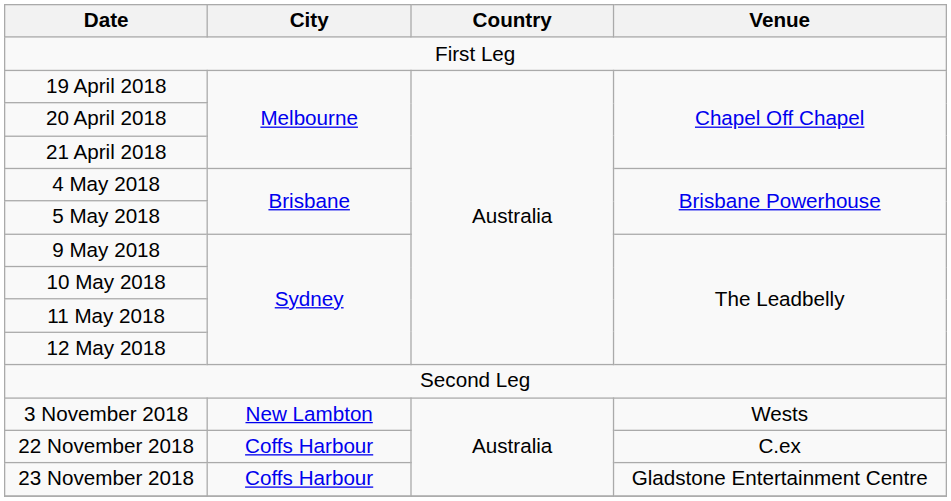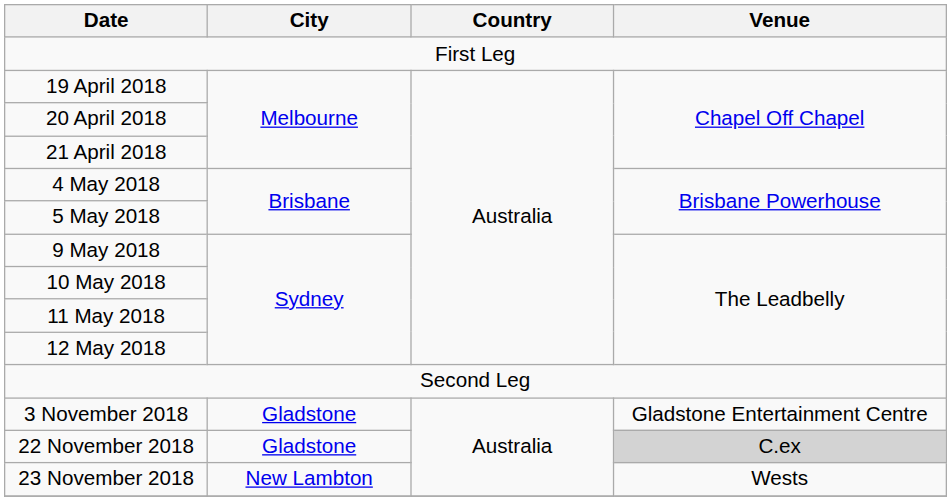(309, 413) New Lambton -> (309, 413) Gladstone
(780, 413) Wests -> (780, 413) Gladstone Entertainment Centre
(309, 446) Coffs Harbour -> (309, 446) Gladstone
(780, 446) no background -> (780, 446) lightgrey background
(309, 479) Coffs Harbour -> (309, 479) New Lambton
(780, 479) Gladstone Entertainment Centre -> (780, 479) Wests
